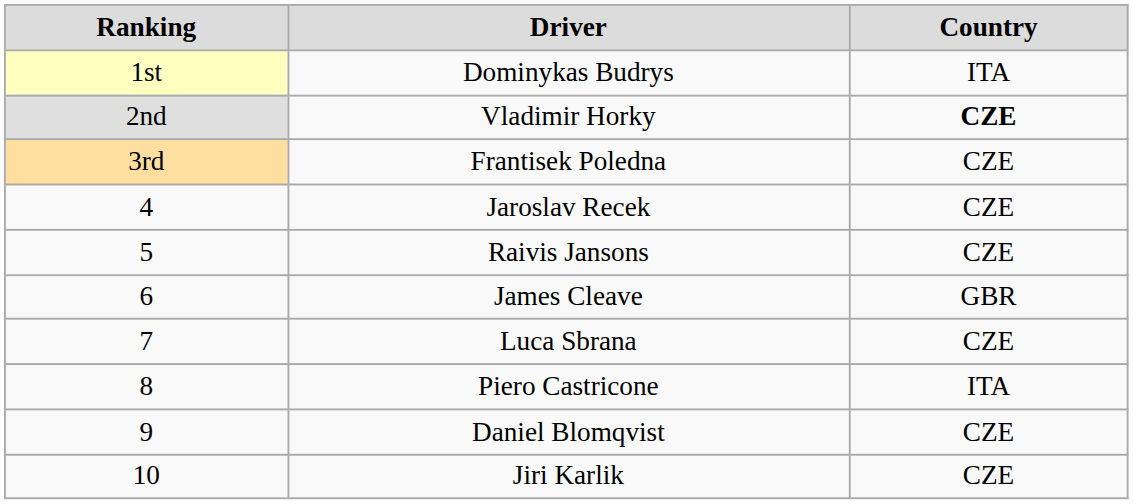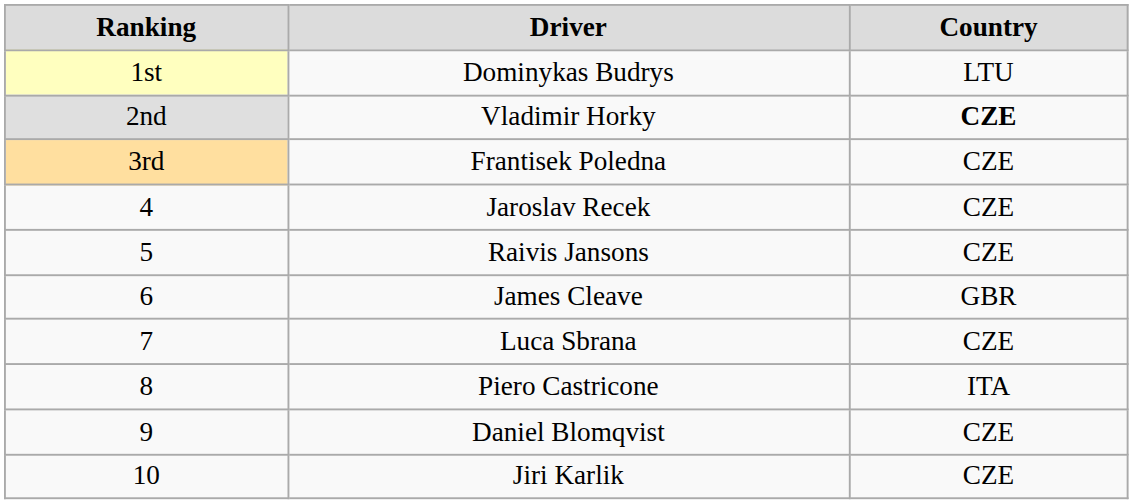(989, 72) ITA -> (989, 72) LTU
